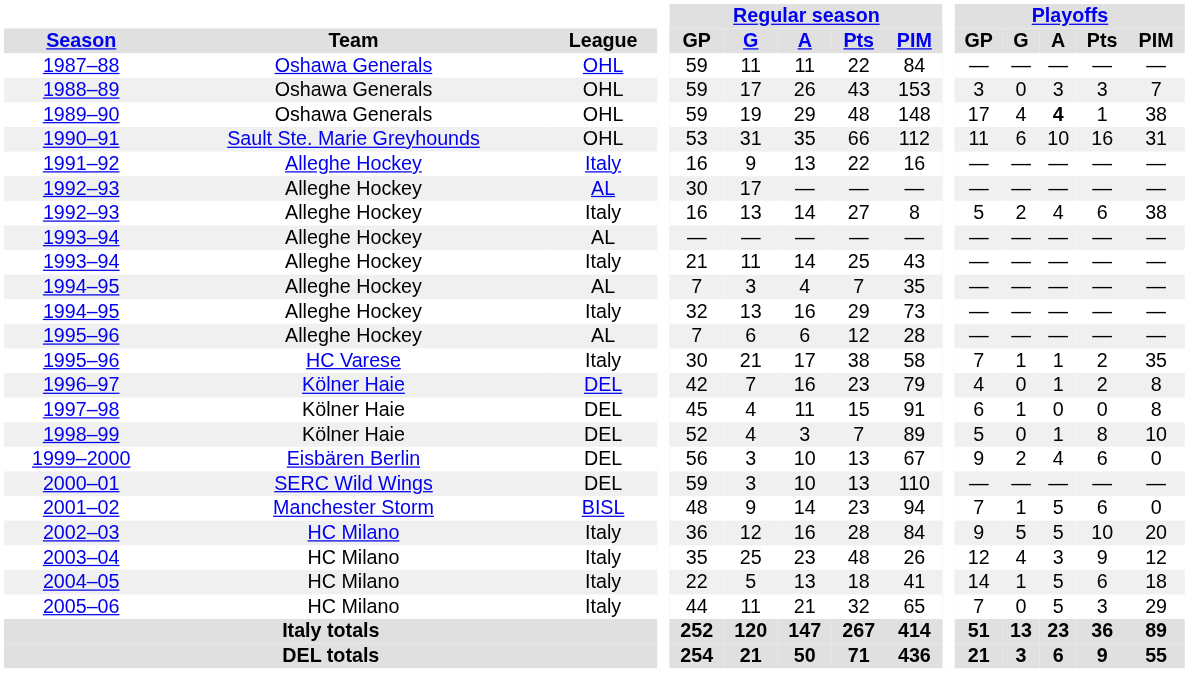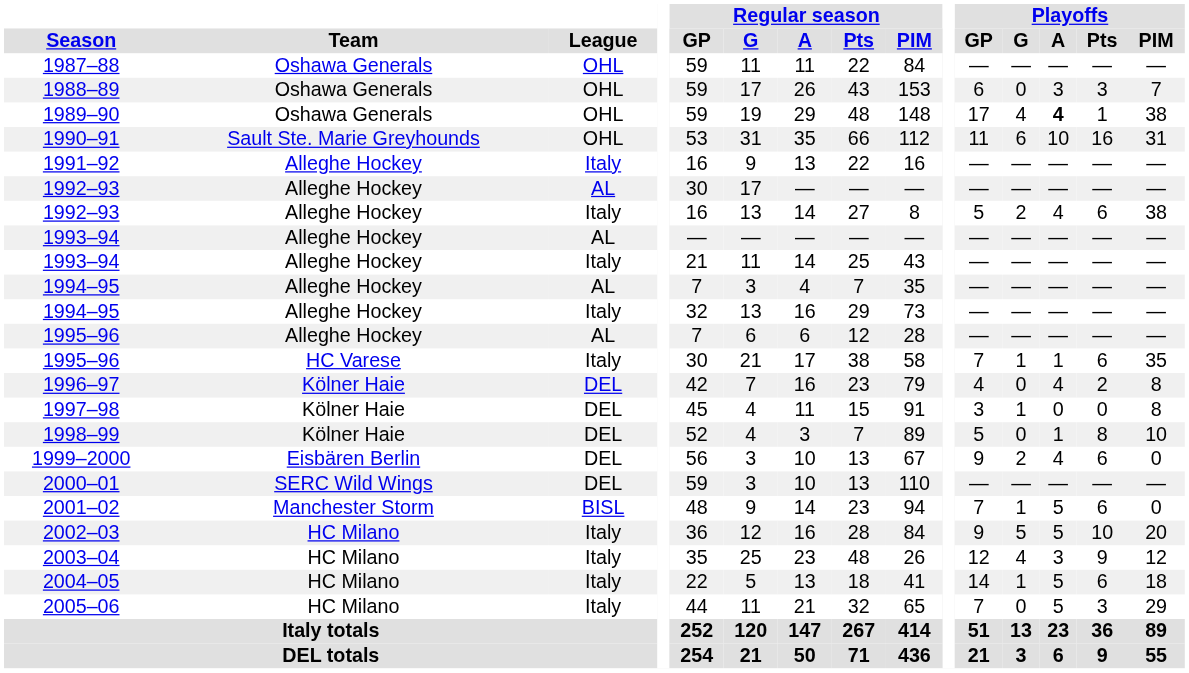(979, 89) 3 -> (979, 89) 6
(1102, 360) 2 -> (1102, 360) 6
(1058, 385) 1 -> (1058, 385) 4
(979, 409) 6 -> (979, 409) 3
